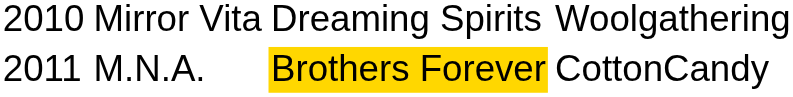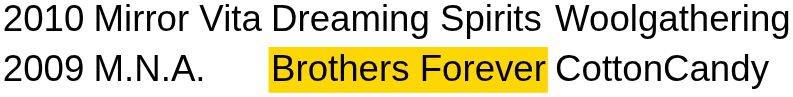(42, 69) 2011 -> (44, 69) 2009
